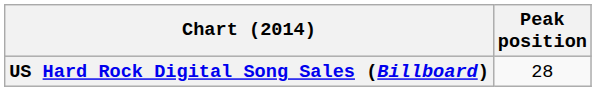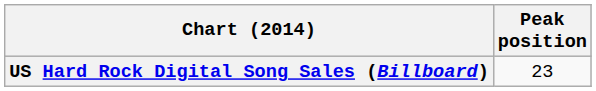(542, 72) 28 -> (542, 72) 23
